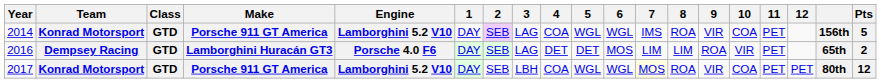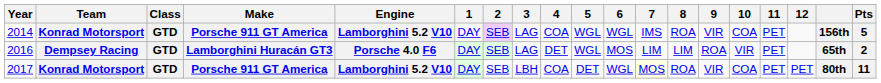(588, 51) DET -> (588, 51) WGL
(588, 69) WGL -> (588, 69) DET
(864, 69) 12 -> (864, 69) 11
